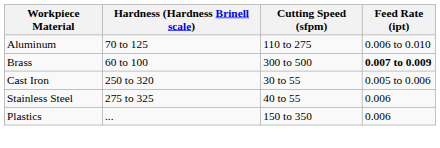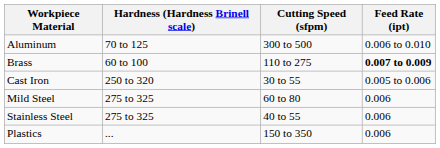(287, 44) 110 to 275 -> (288, 44) 300 to 500
(288, 62) 300 to 500 -> (287, 62) 110 to 275
+ row: (31, 98)
